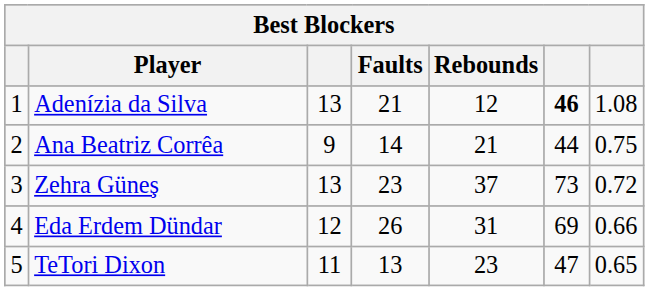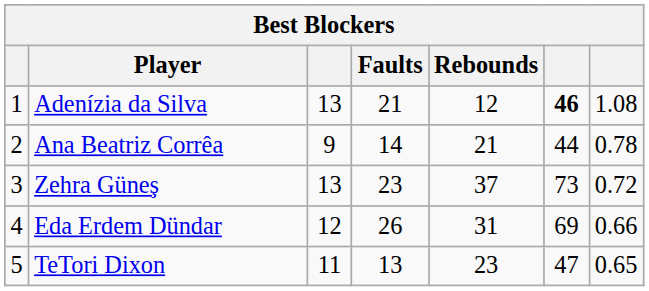(616, 145) 0.75 -> (616, 145) 0.78
